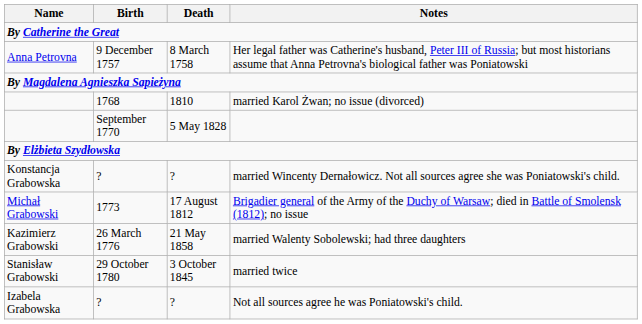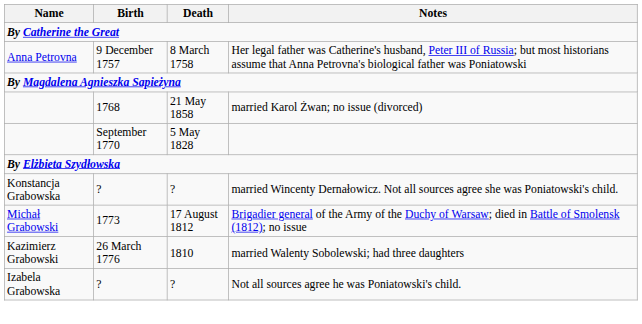(182, 100) 1810 -> (188, 107) 21 May 1858
(188, 239) 21 May 1858 -> (182, 252) 1810
- row: (265, 271)
